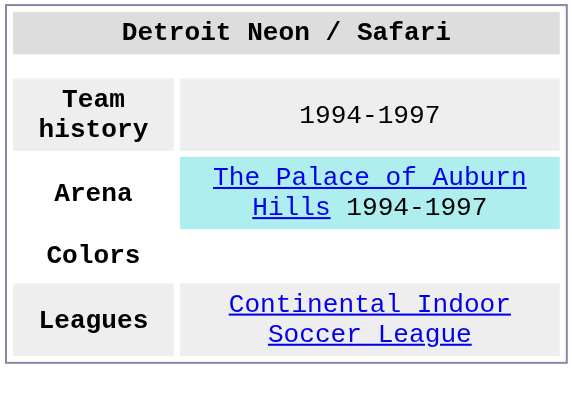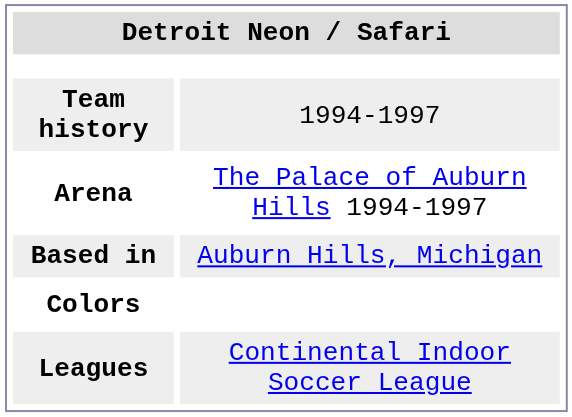(370, 193) paleturquoise background -> (370, 193) no background
+ row: (93, 256)
